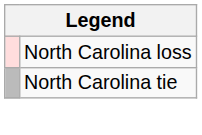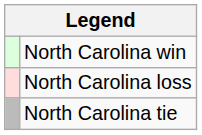+ row: (105, 52)
